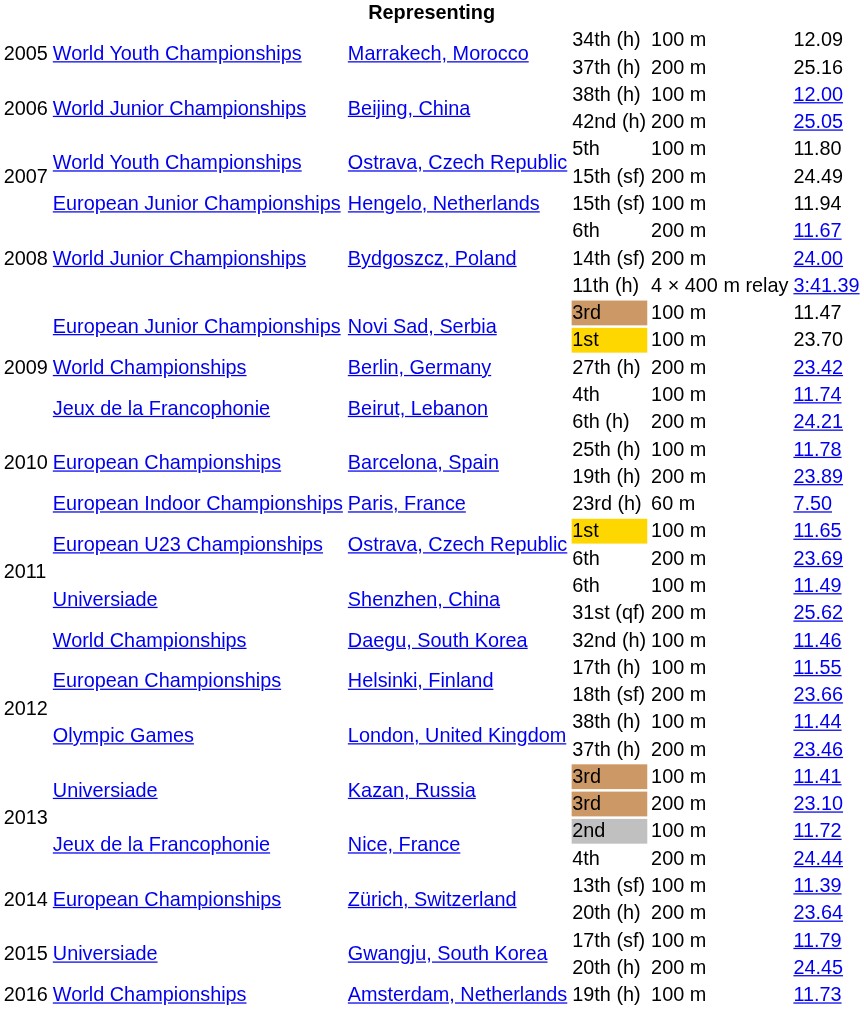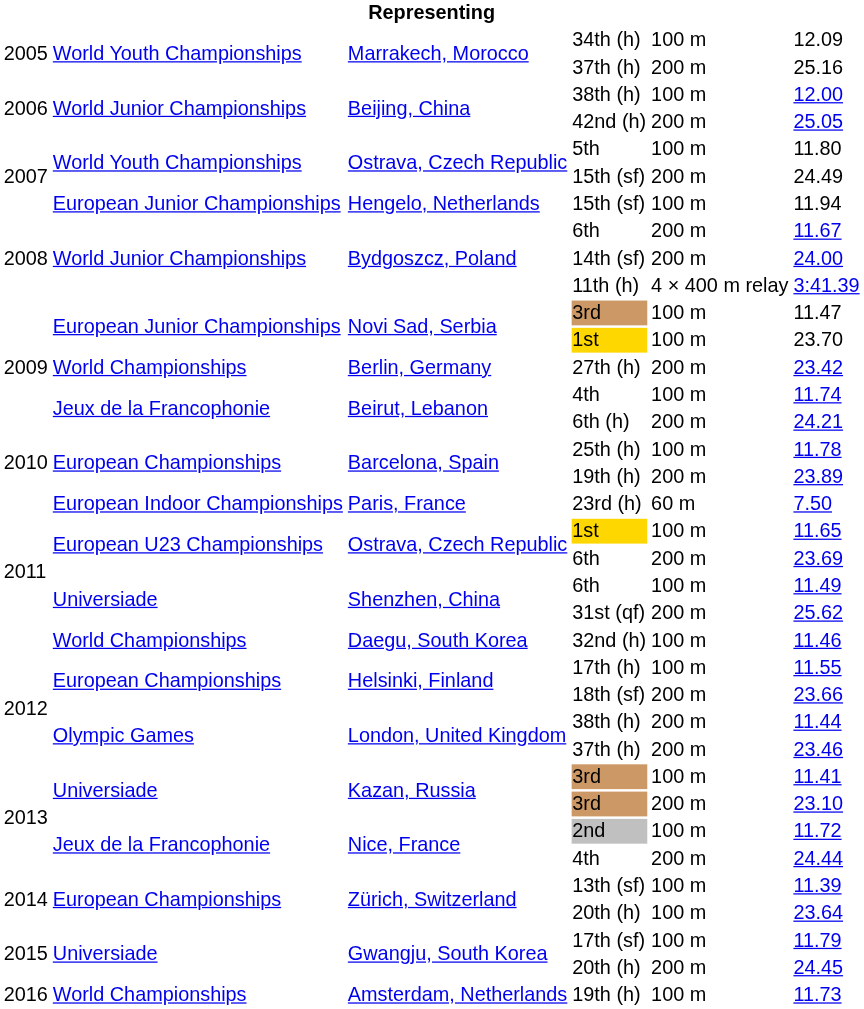(679, 722) 100 m -> (679, 722) 200 m
(679, 912) 200 m -> (679, 912) 100 m
